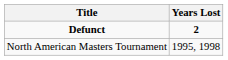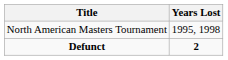rows swapped: (87, 30) <-> (87, 47)
